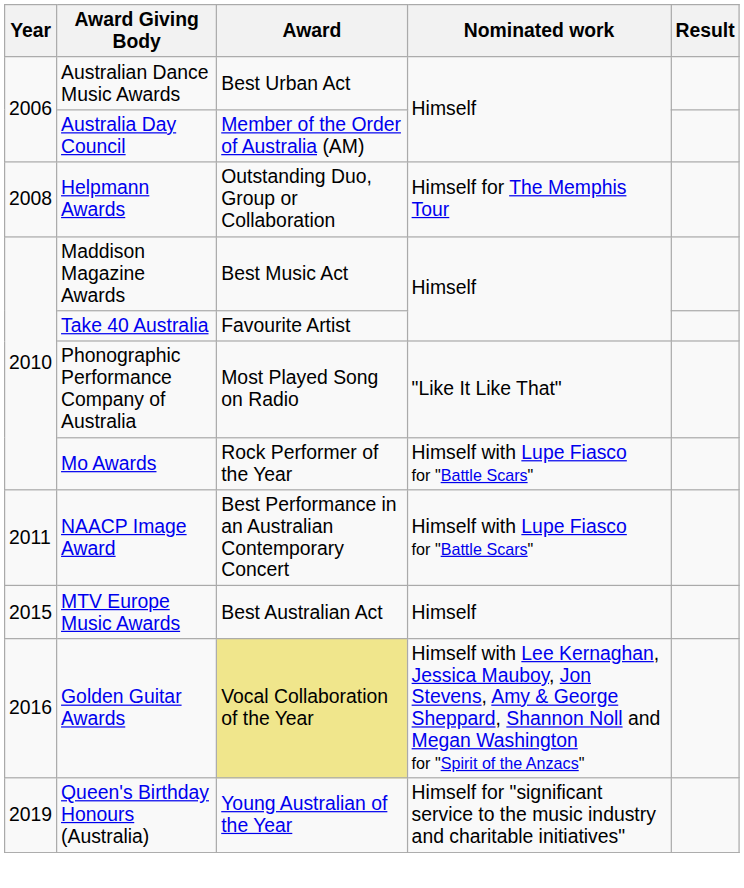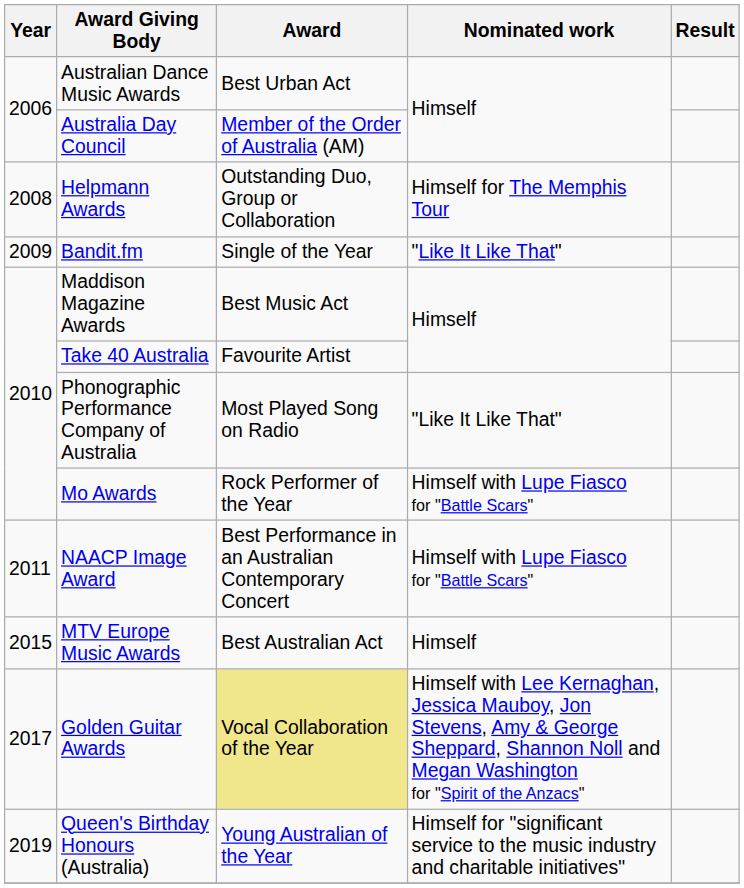+ row: (102, 251)
(31, 708) 2016 -> (31, 738) 2017
